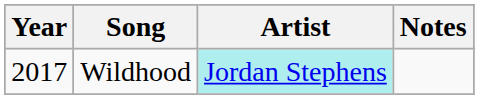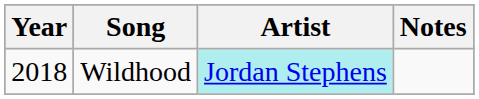(39, 71) 2017 -> (39, 71) 2018
